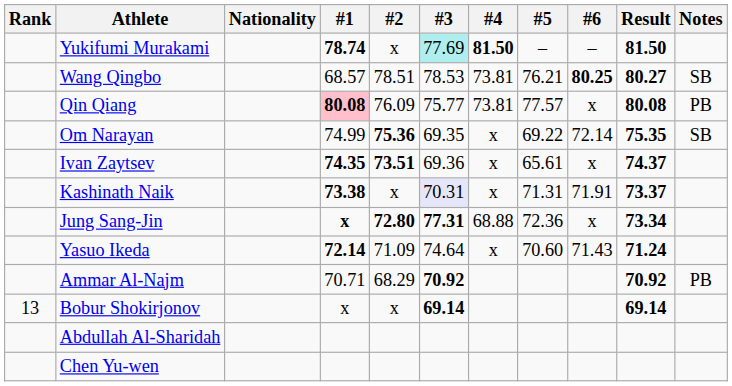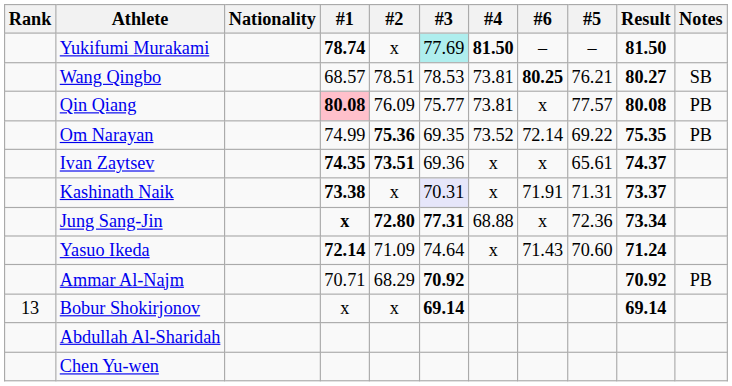columns swapped: (543, 18) <-> (592, 18)
(493, 134) x -> (493, 134) 73.52
(701, 134) SB -> (701, 134) PB
